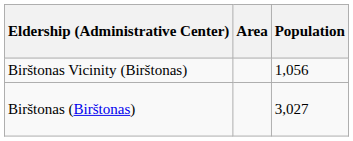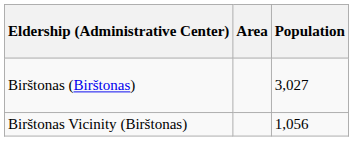rows swapped: (72, 109) <-> (98, 70)
